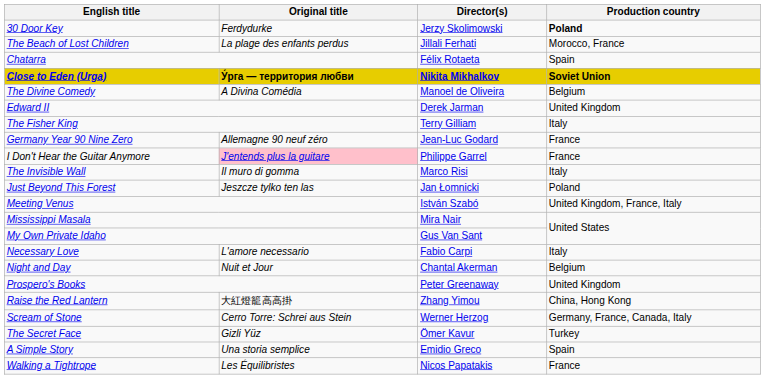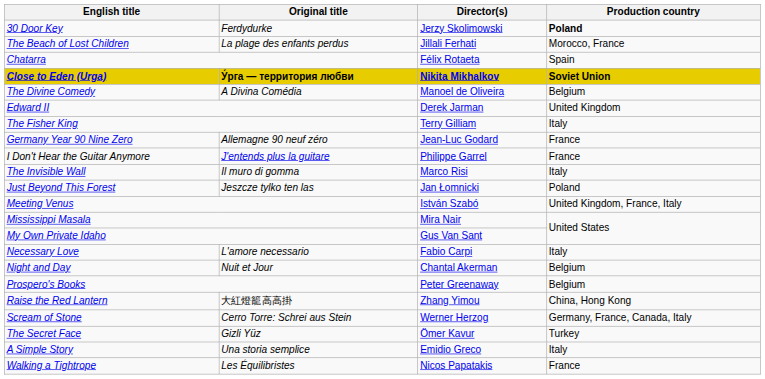(275, 156) pink background -> (275, 156) no background
(585, 284) United Kingdom -> (567, 284) Belgium
(562, 350) Spain -> (558, 350) Italy
